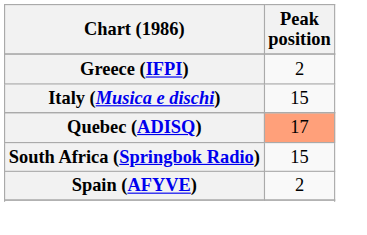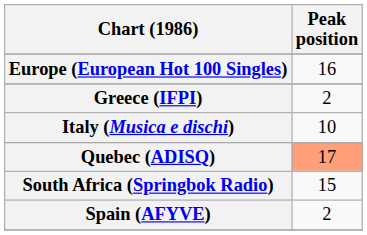+ row: (148, 68)
(299, 98) 15 -> (327, 127) 10
